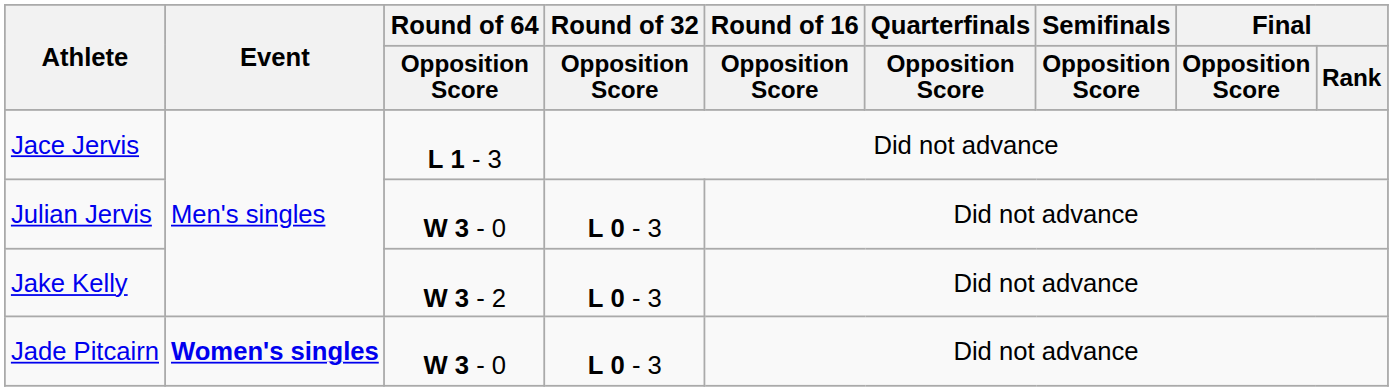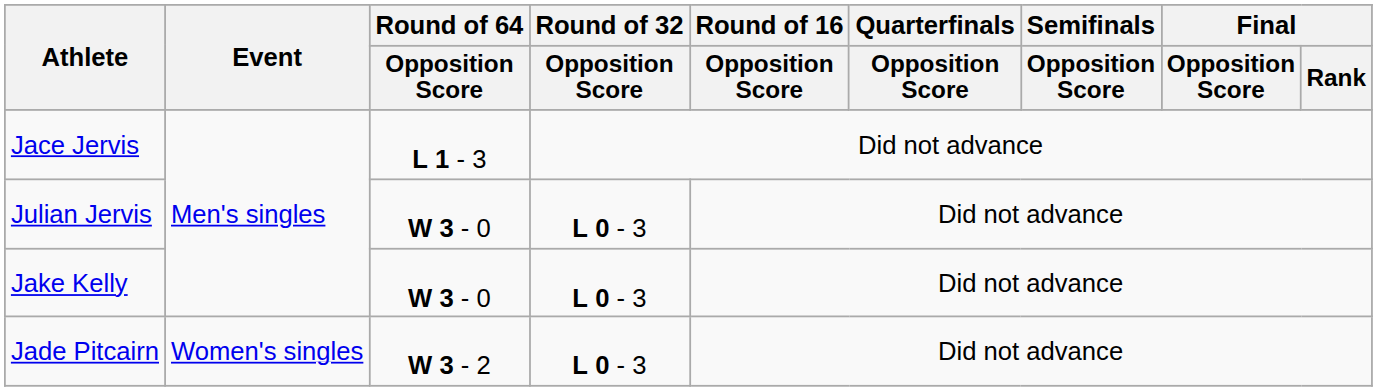(465, 297) W 3 - 2 -> (449, 297) W 3 - 0
(275, 352) bold -> (267, 352) normal
(465, 366) W 3 - 0 -> (449, 366) W 3 - 2
